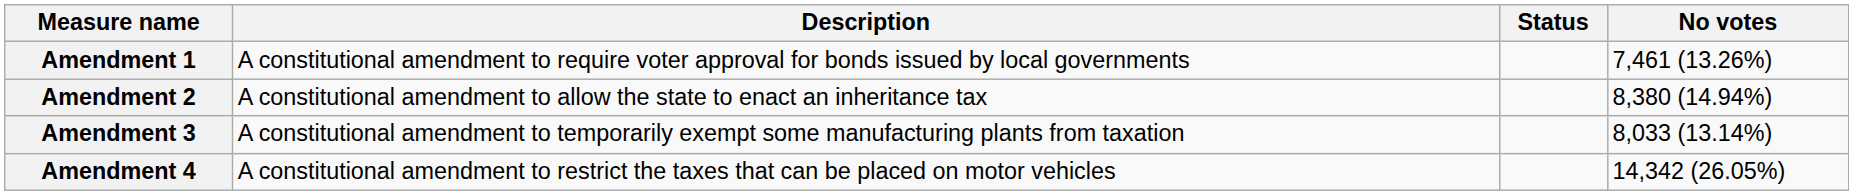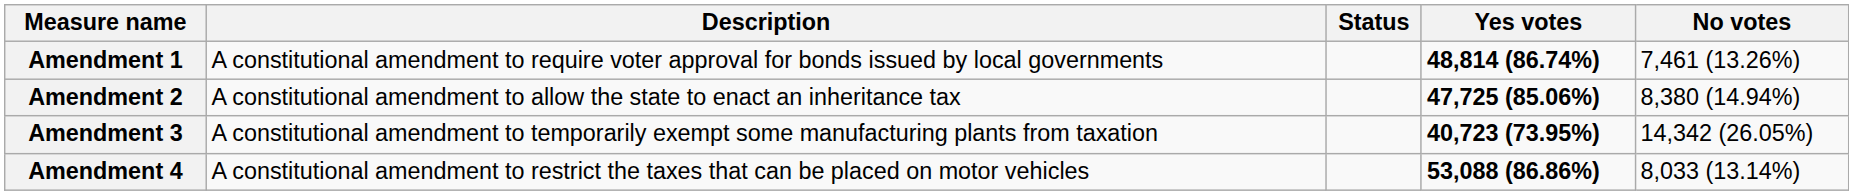+ column: (1528, 23)
(1692, 134) 8,033 (13.14%) -> (1727, 134) 14,342 (26.05%)
(1699, 171) 14,342 (26.05%) -> (1720, 171) 8,033 (13.14%)
